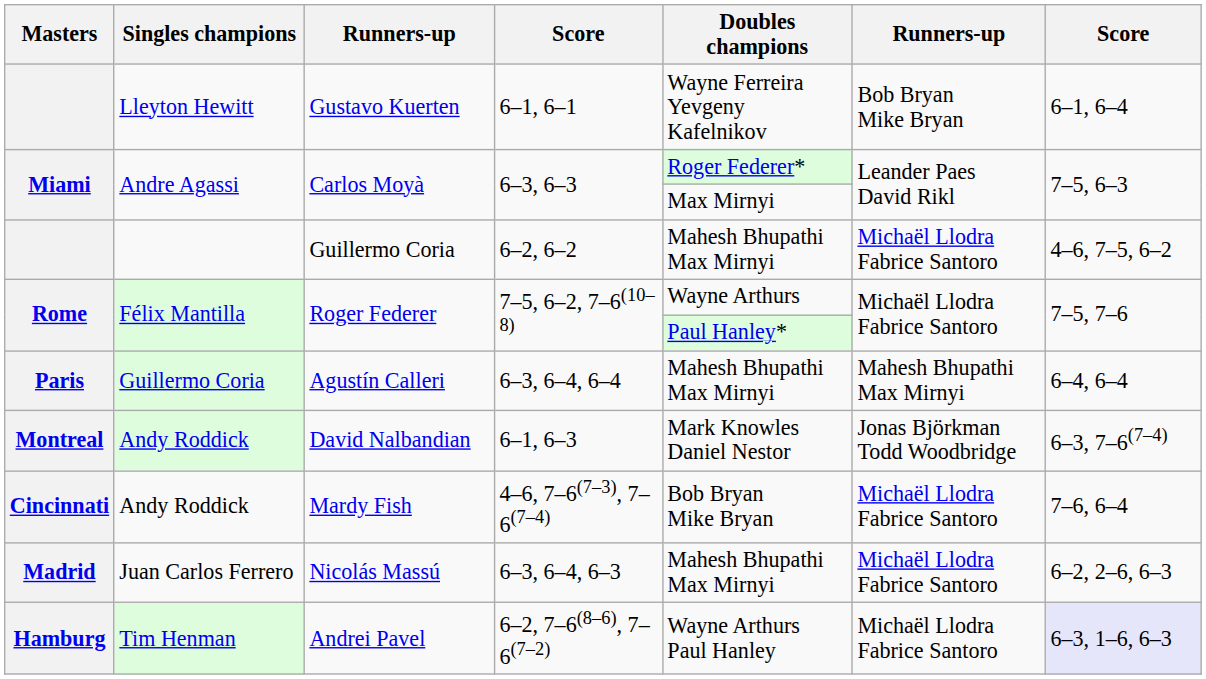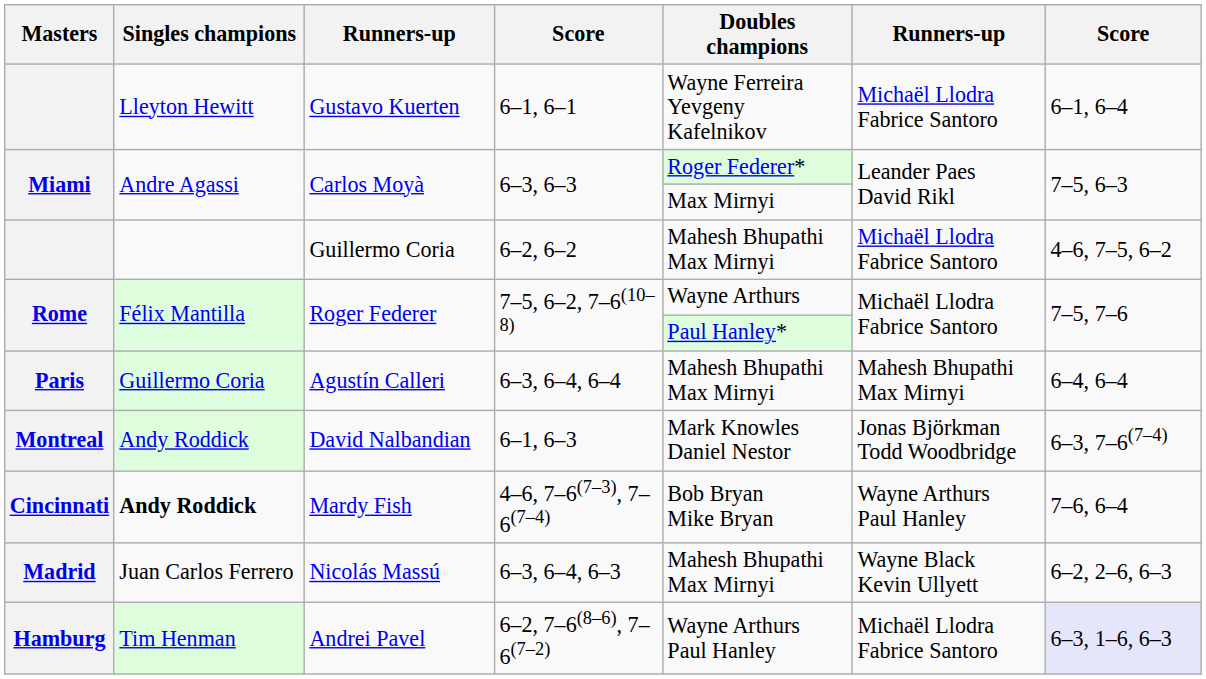(910, 106) Bob Bryan Mike Bryan -> (928, 106) Michaël Llodra Fabrice Santoro
(184, 506) normal -> (188, 506) bold
(928, 506) Michaël Llodra Fabrice Santoro -> (924, 506) Wayne Arthurs Paul Hanley
(928, 572) Michaël Llodra Fabrice Santoro -> (918, 572) Wayne Black Kevin Ullyett
